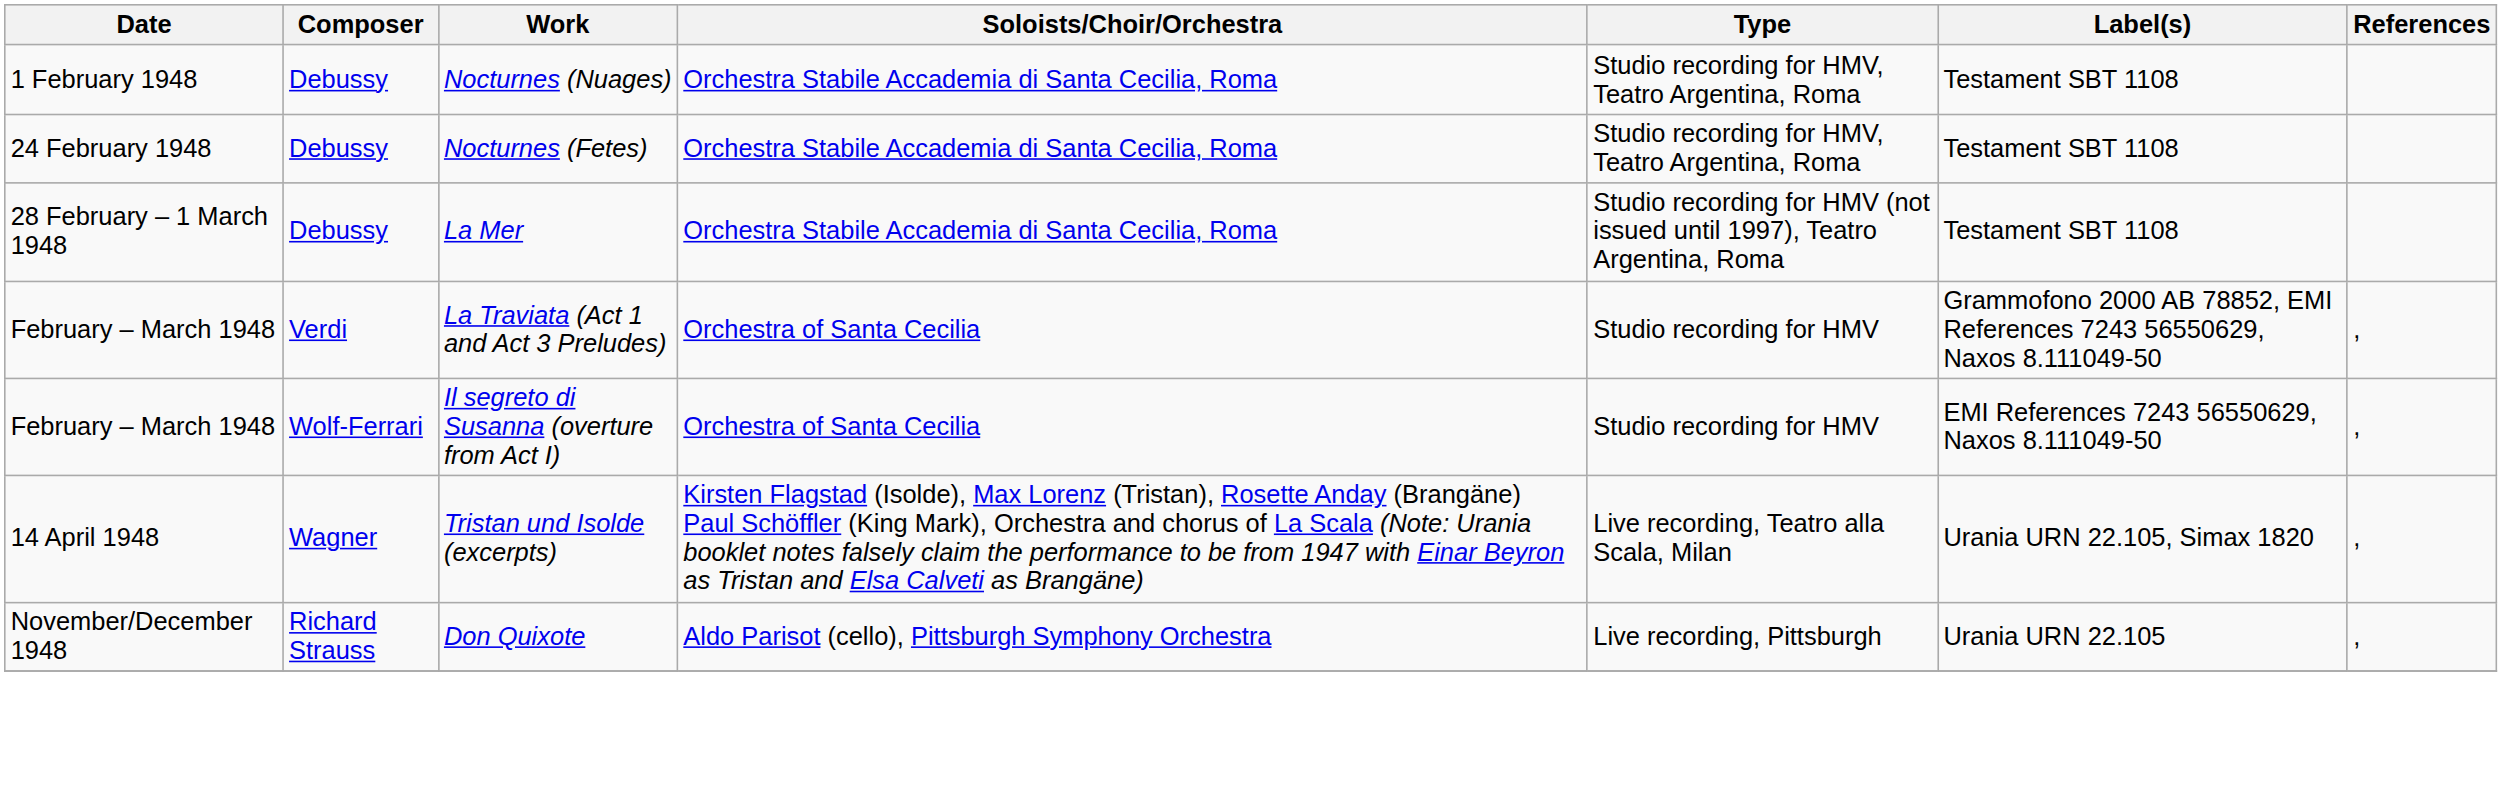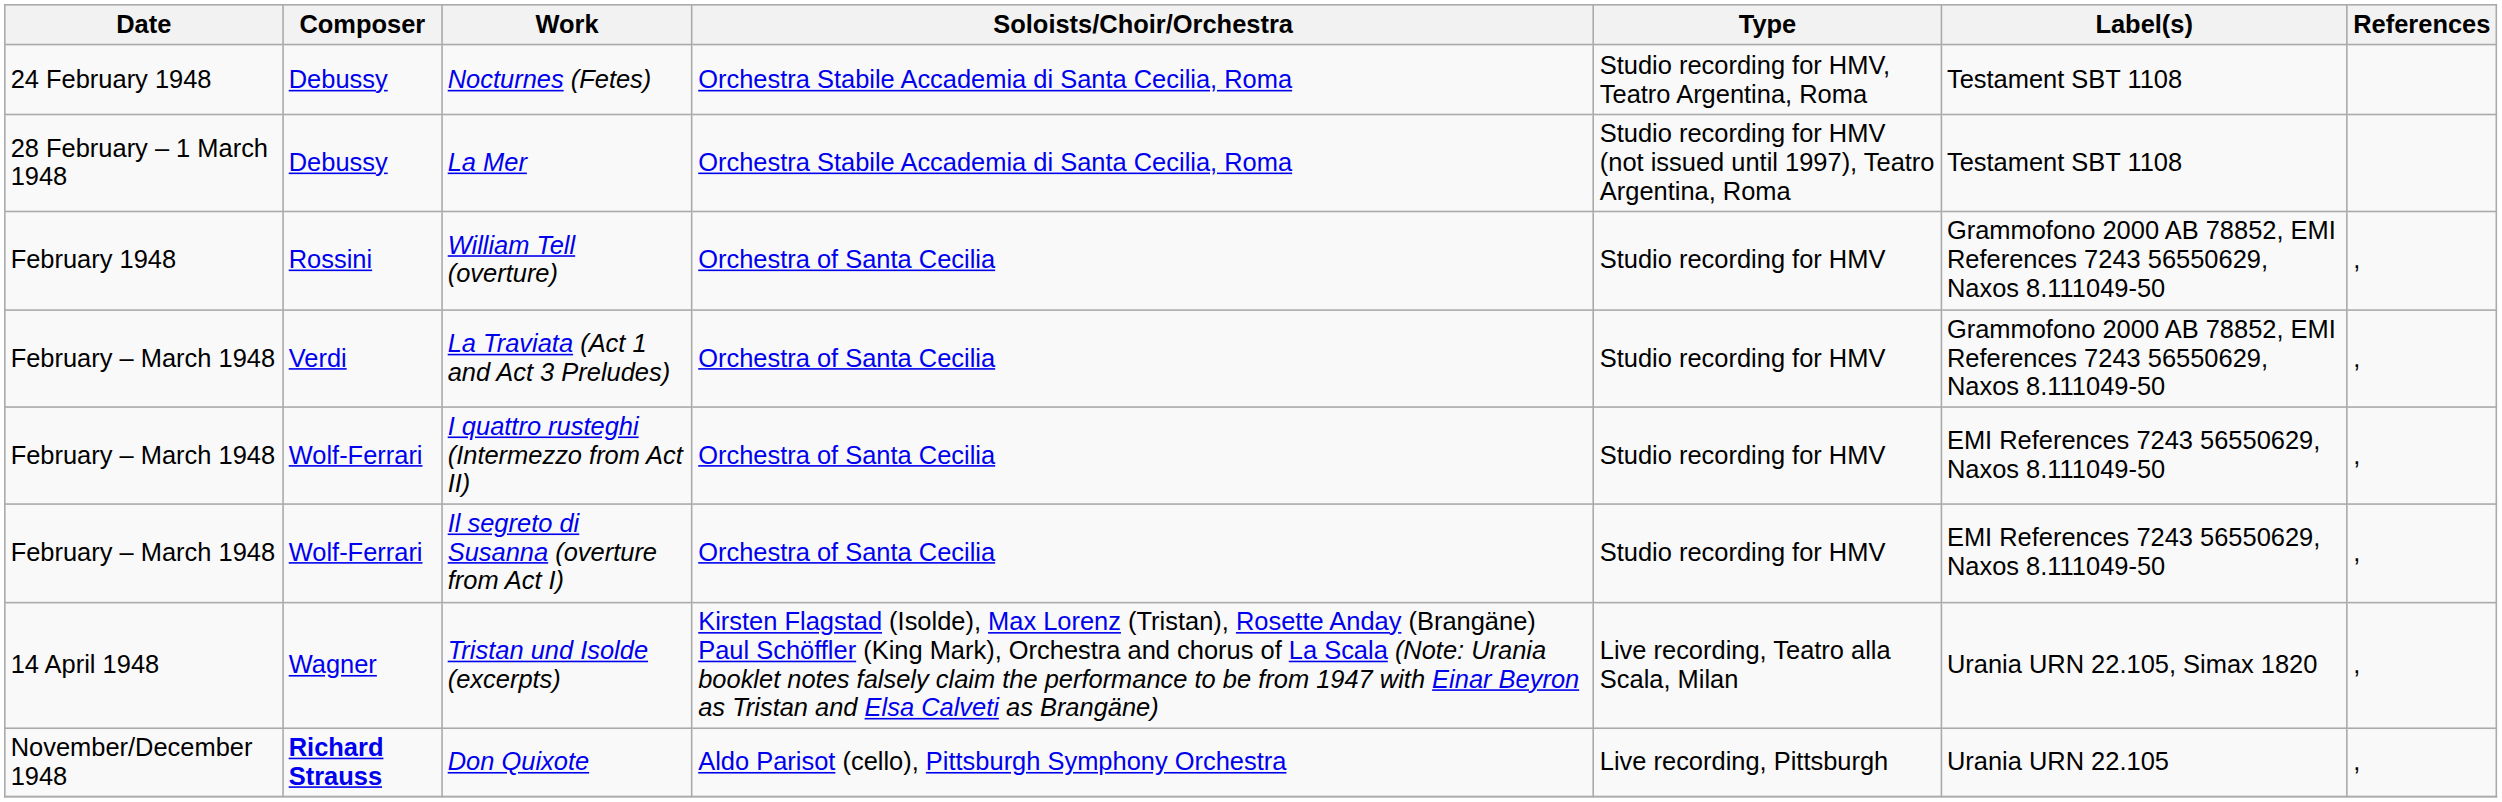- row: (558, 79)
+ row: (511, 260)
+ row: (565, 455)
(333, 636) normal -> (336, 762) bold
